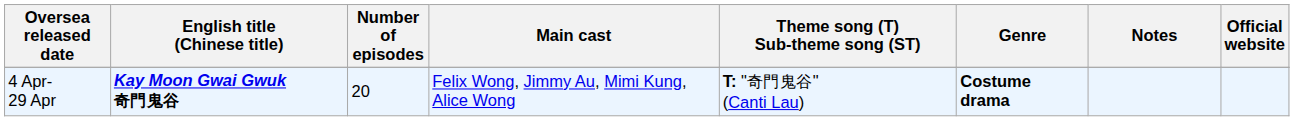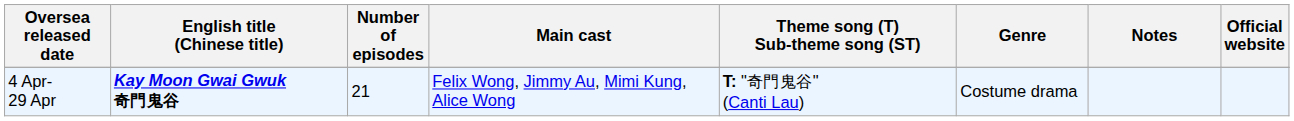(361, 91) 20 -> (361, 91) 21
(996, 91) bold -> (1019, 91) normal
